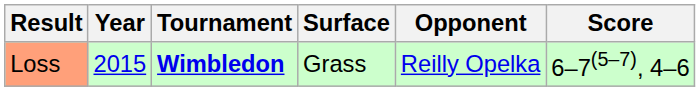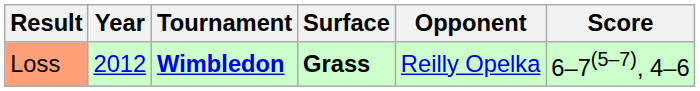(120, 64) 2015 -> (120, 64) 2012
(335, 64) normal -> (337, 64) bold
